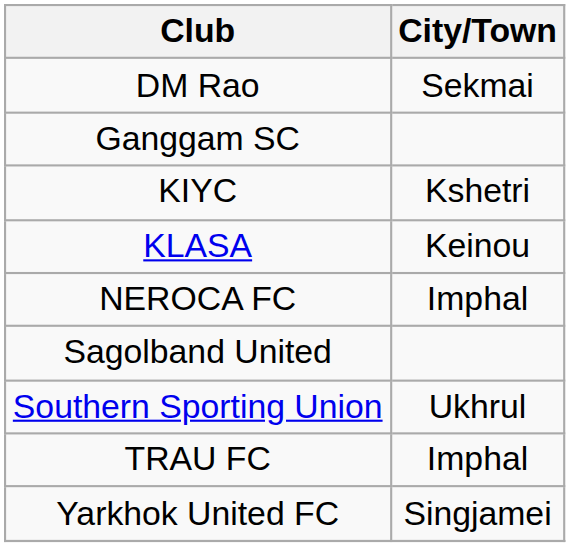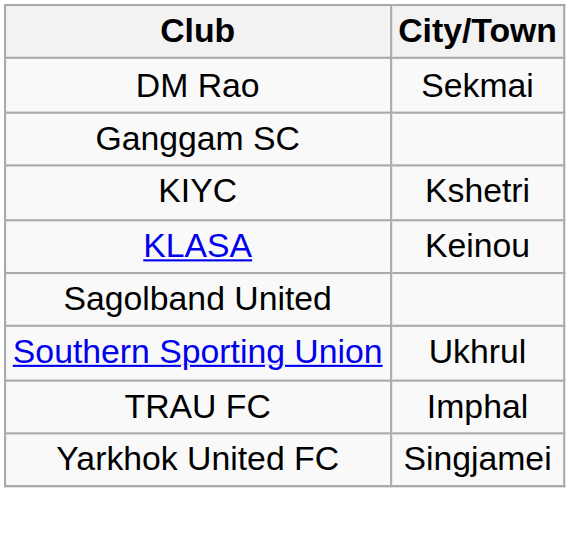- row: (198, 298)
